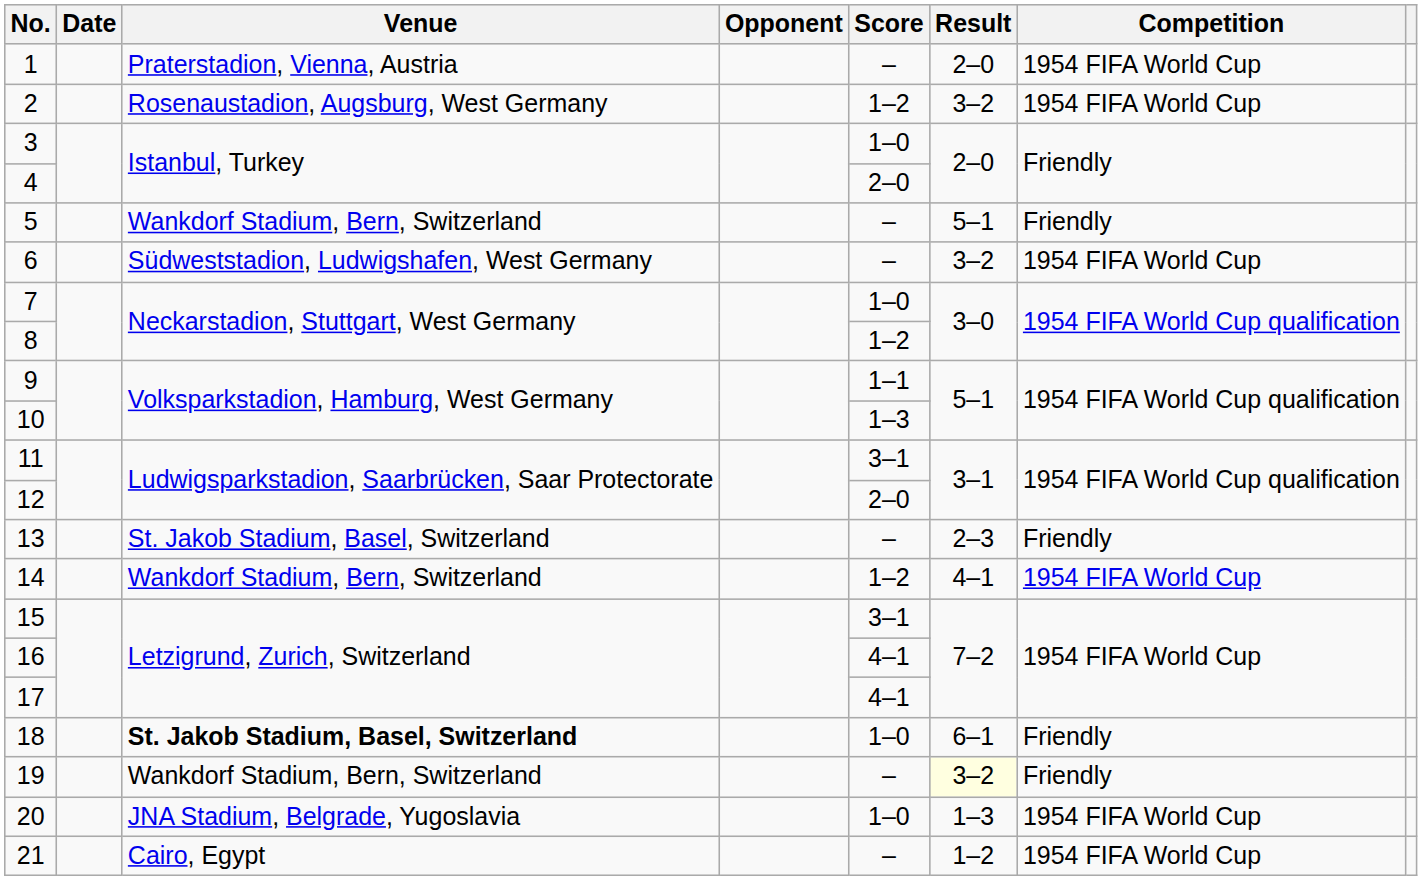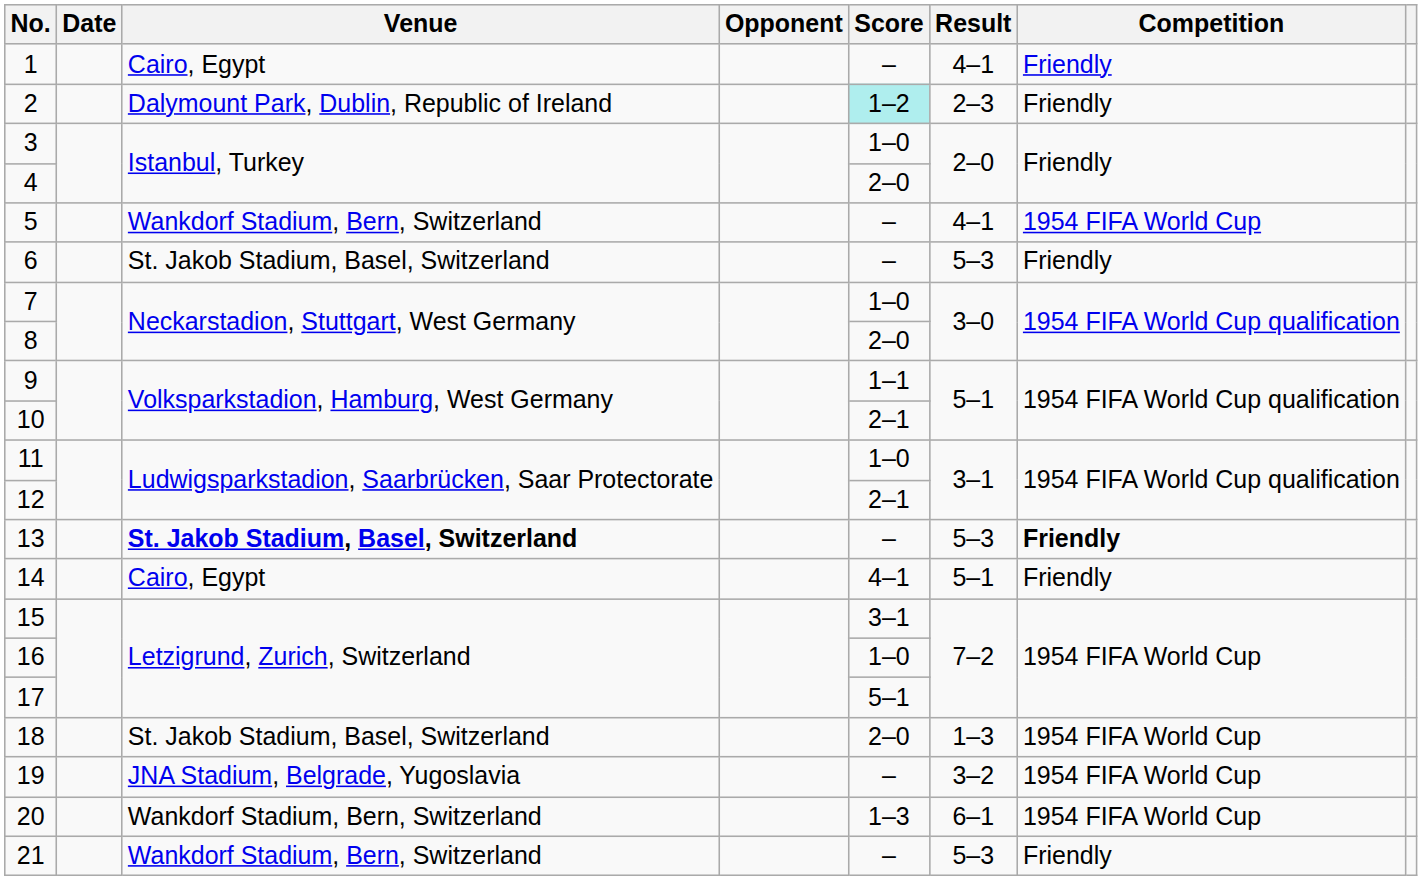(293, 63) Praterstadion, Vienna, Austria -> (197, 63) Cairo, Egypt
(973, 63) 2–0 -> (973, 63) 4–1
(1142, 63) 1954 FIFA World Cup -> (1067, 63) Friendly
(368, 103) Rosenaustadion, Augsburg, West Germany -> (370, 103) Dalymount Park, Dublin, Republic of Ireland
(889, 103) no background -> (889, 103) paleturquoise background
(973, 103) 3–2 -> (973, 103) 2–3
(1142, 103) 1954 FIFA World Cup -> (1067, 103) Friendly
(973, 222) 5–1 -> (973, 222) 4–1
(1067, 222) Friendly -> (1142, 222) 1954 FIFA World Cup
(390, 261) Südweststadion, Ludwigshafen, West Germany -> (339, 261) St. Jakob Stadium, Basel, Switzerland
(973, 261) 3–2 -> (973, 261) 5–3
(1142, 261) 1954 FIFA World Cup -> (1067, 261) Friendly
(889, 340) 1–2 -> (889, 340) 2–0
(889, 420) 1–3 -> (889, 420) 2–1
(889, 459) 3–1 -> (889, 459) 1–0
(889, 499) 2–0 -> (889, 499) 2–1
(339, 538) normal -> (353, 538) bold
(973, 538) 2–3 -> (973, 538) 5–3
(1067, 538) normal -> (1071, 538) bold
(335, 578) Wankdorf Stadium, Bern, Switzerland -> (197, 578) Cairo, Egypt
(889, 578) 1–2 -> (889, 578) 4–1
(973, 578) 4–1 -> (973, 578) 5–1
(1142, 578) 1954 FIFA World Cup -> (1067, 578) Friendly
(889, 657) 4–1 -> (889, 657) 1–0
(889, 697) 4–1 -> (889, 697) 5–1
(353, 736) bold -> (339, 736) normal
(889, 736) 1–0 -> (889, 736) 2–0
(973, 736) 6–1 -> (973, 736) 1–3
(1067, 736) Friendly -> (1142, 736) 1954 FIFA World Cup
(335, 776) Wankdorf Stadium, Bern, Switzerland -> (324, 776) JNA Stadium, Belgrade, Yugoslavia
(973, 776) lightyellow background -> (973, 776) no background
(1067, 776) Friendly -> (1142, 776) 1954 FIFA World Cup
(324, 815) JNA Stadium, Belgrade, Yugoslavia -> (335, 815) Wankdorf Stadium, Bern, Switzerland
(889, 815) 1–0 -> (889, 815) 1–3
(973, 815) 1–3 -> (973, 815) 6–1
(197, 855) Cairo, Egypt -> (335, 855) Wankdorf Stadium, Bern, Switzerland
(973, 855) 1–2 -> (973, 855) 5–3
(1142, 855) 1954 FIFA World Cup -> (1067, 855) Friendly
